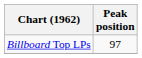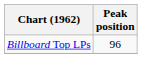(115, 44) 97 -> (115, 44) 96
